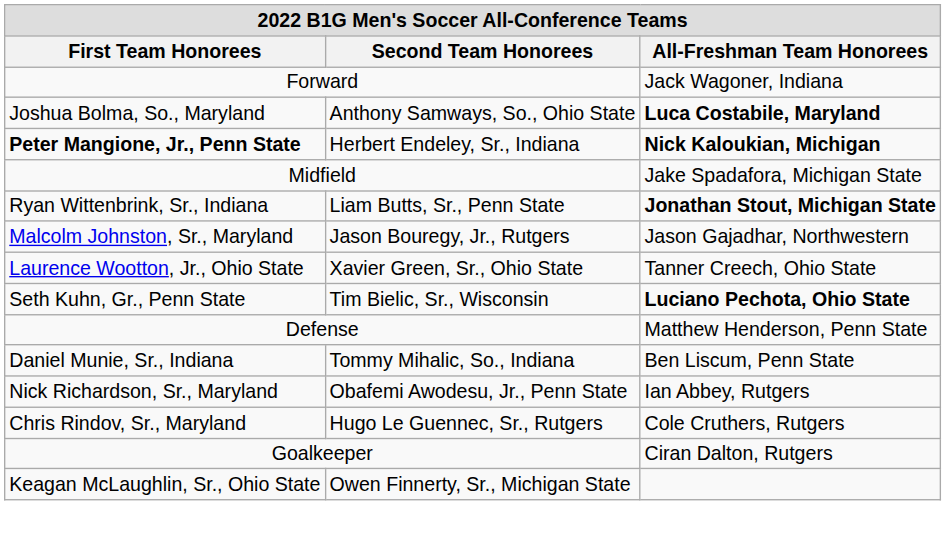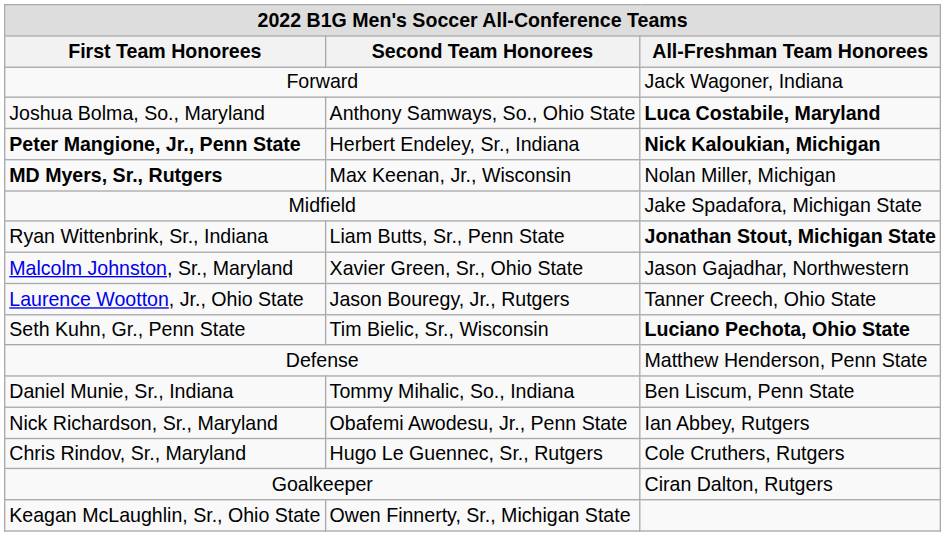+ row: (116, 175)
(450, 237) Jason Bouregy, Jr., Rutgers -> (456, 268) Xavier Green, Sr., Ohio State
(456, 268) Xavier Green, Sr., Ohio State -> (450, 299) Jason Bouregy, Jr., Rutgers
